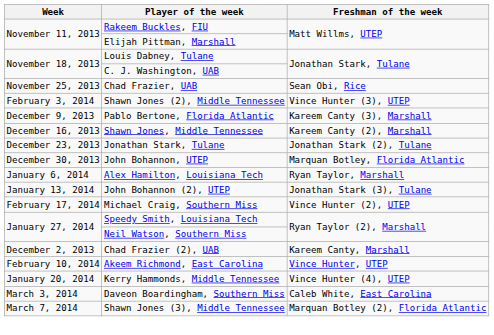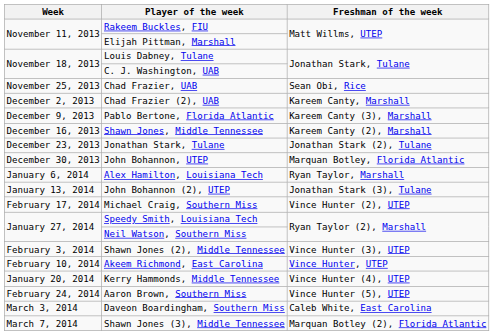rows swapped: (162, 249) <-> (194, 101)
+ row: (175, 294)
